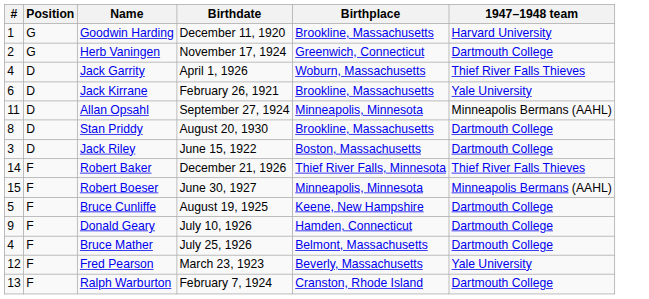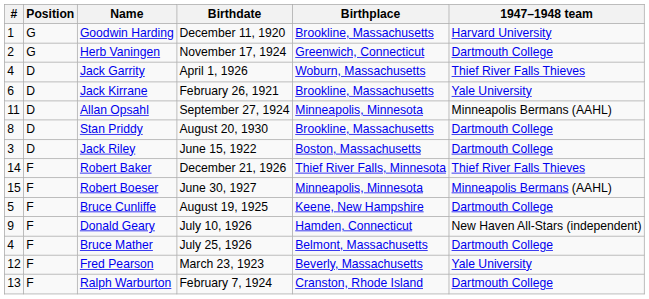(502, 226) Dartmouth College -> (547, 226) New Haven All-Stars (independent)
